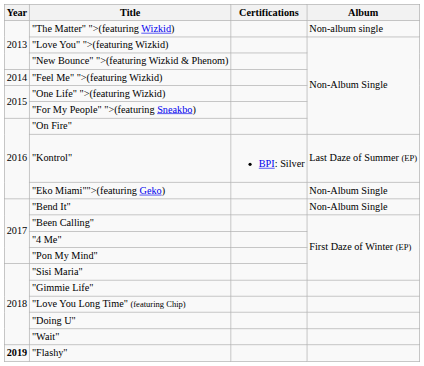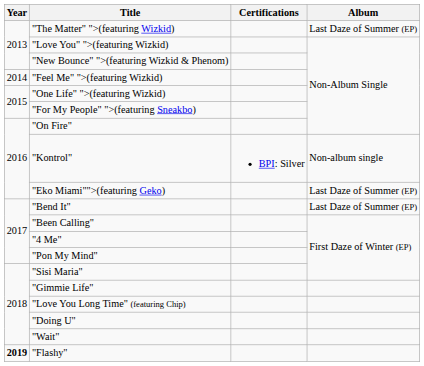(346, 28) Non-album single -> (363, 28) Last Daze of Summer (EP)
(363, 158) Last Daze of Summer (EP) -> (346, 158) Non-album single
(348, 190) Non-Album Single -> (363, 190) Last Daze of Summer (EP)
(348, 207) Non-Album Single -> (363, 207) Last Daze of Summer (EP)
